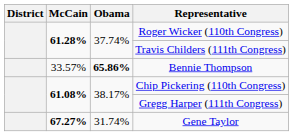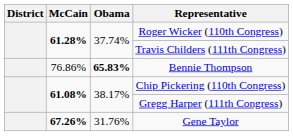(68, 67) 33.57% -> (68, 67) 76.86%
(112, 67) 65.86% -> (112, 67) 65.83%
(68, 121) 67.27% -> (68, 121) 67.26%
(112, 121) 31.74% -> (112, 121) 31.76%
